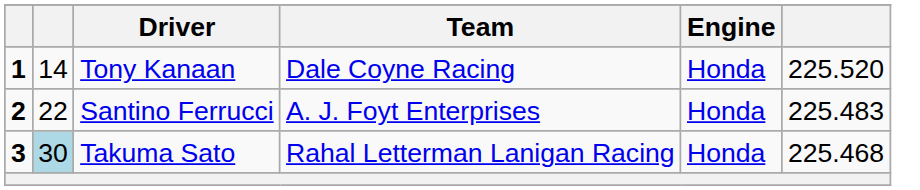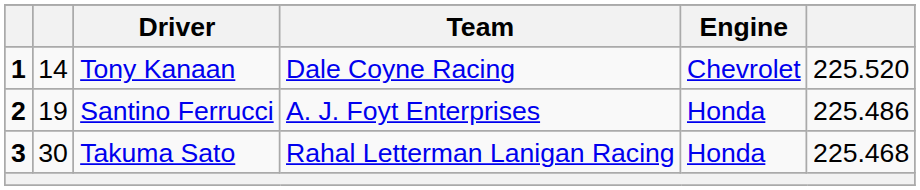(726, 68) Honda -> (744, 68) Chevrolet
(53, 110) 22 -> (53, 110) 19
(836, 110) 225.483 -> (861, 110) 225.486
(53, 152) lightblue background -> (53, 152) no background
